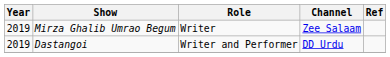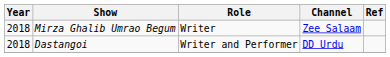(18, 28) 2019 -> (18, 28) 2018
(18, 44) 2019 -> (18, 44) 2018
